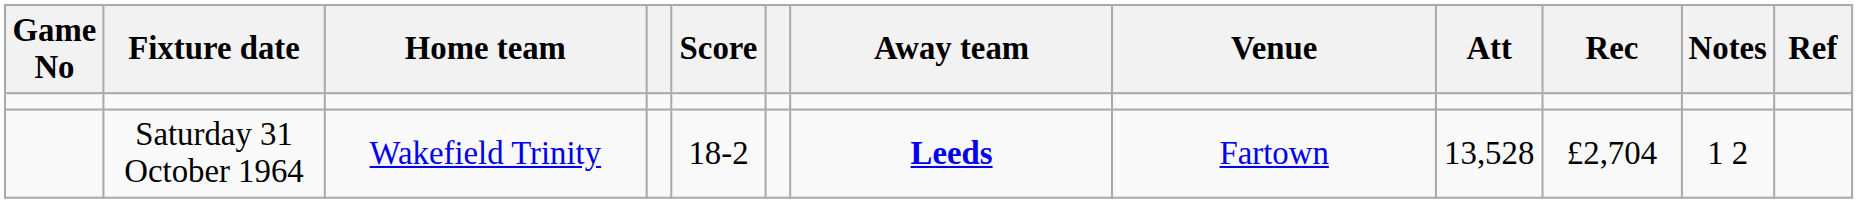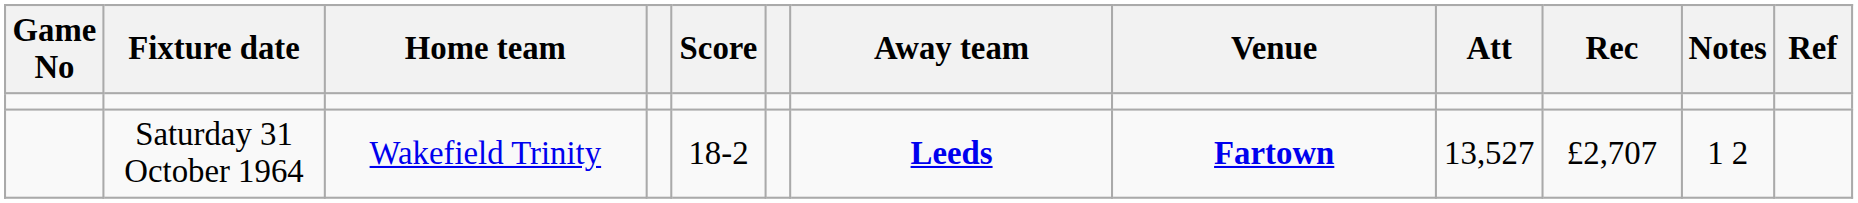(1274, 152) normal -> (1274, 152) bold
(1489, 152) 13,528 -> (1489, 152) 13,527
(1612, 152) £2,704 -> (1612, 152) £2,707
